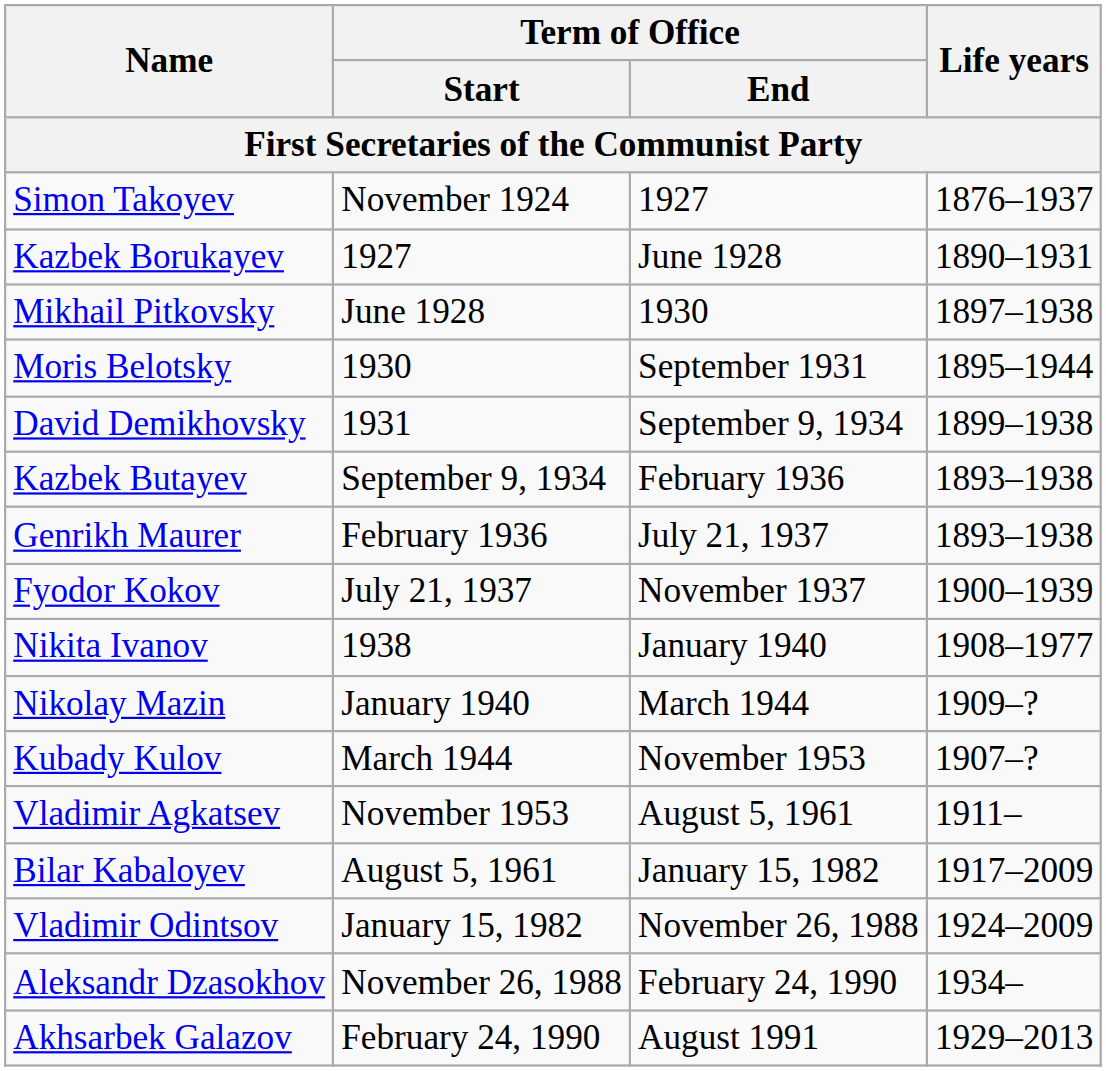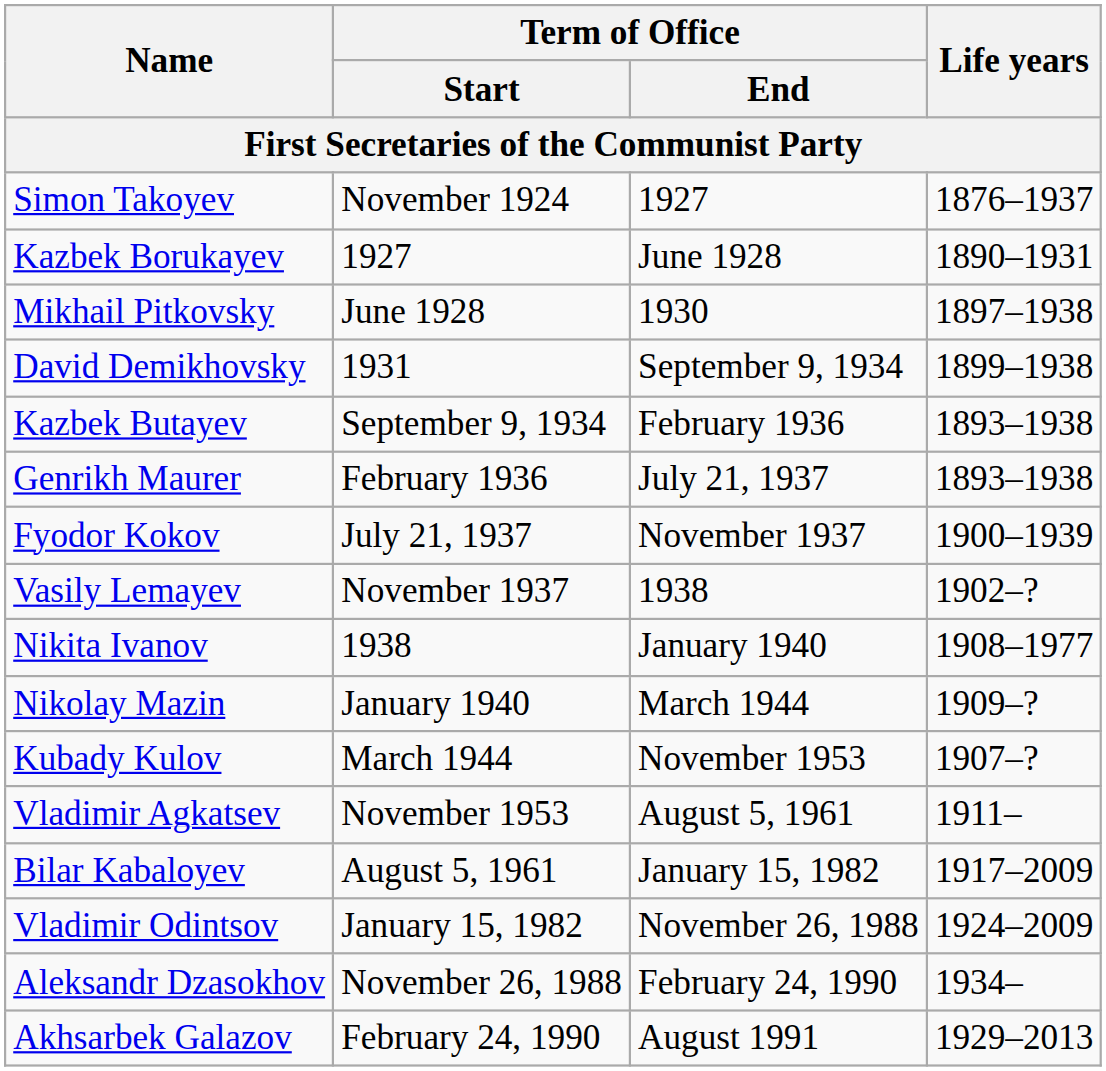- row: (122, 367)
+ row: (127, 590)
